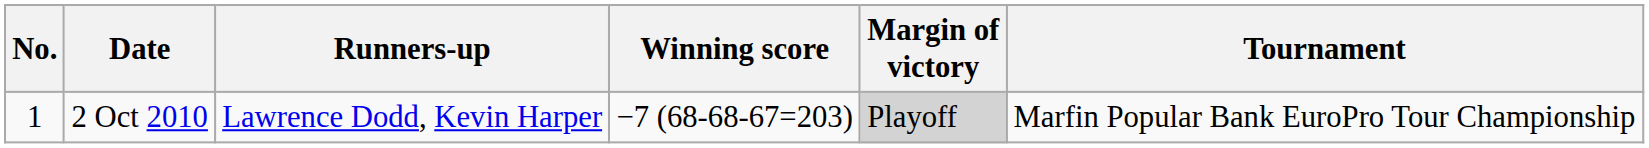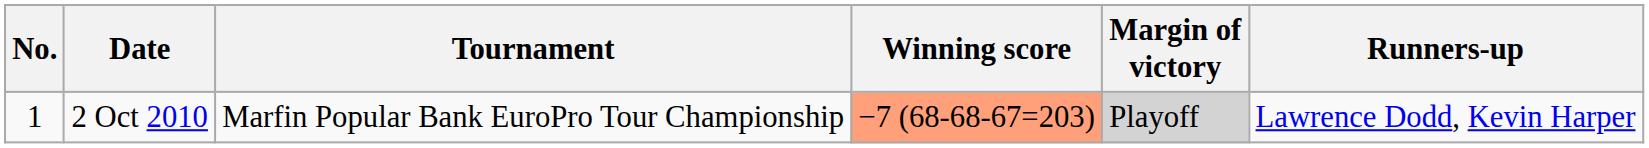columns swapped: (1324, 48) <-> (412, 48)
(735, 116) no background -> (977, 116) lightsalmon background
